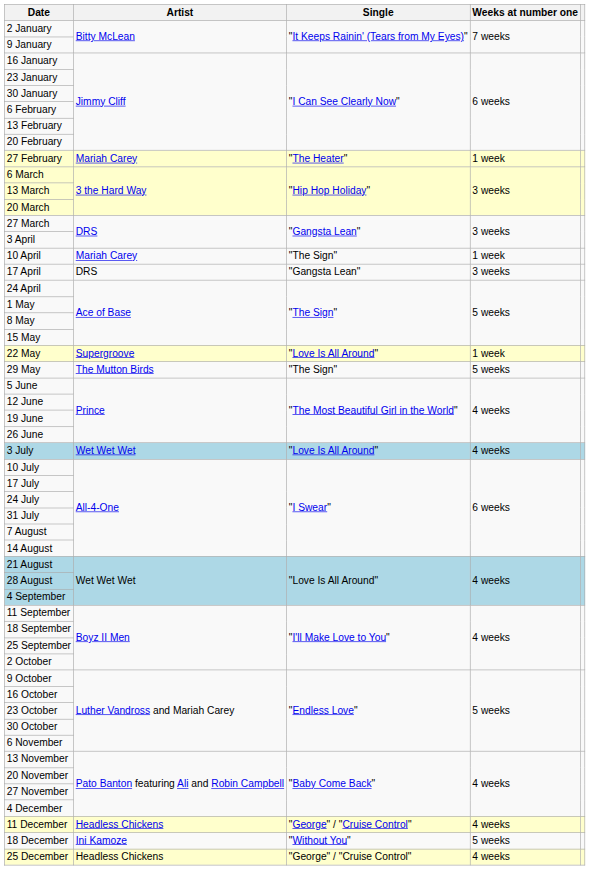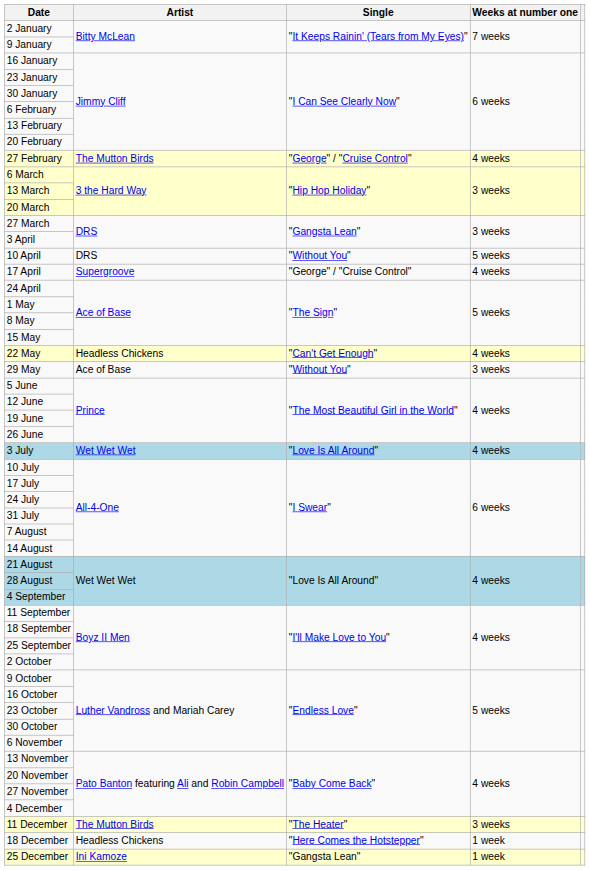(106, 158) Mariah Carey -> (115, 158) The Mutton Birds
(318, 158) "The Heater" -> (350, 158) "George" / "Cruise Control"
(489, 158) 1 week -> (491, 158) 4 weeks
(106, 256) Mariah Carey -> (87, 256) DRS
(313, 256) "The Sign" -> (320, 256) "Without You"
(489, 256) 1 week -> (491, 256) 5 weeks
(87, 272) DRS -> (105, 272) Supergroove
(325, 272) "Gangsta Lean" -> (350, 272) "George" / "Cruise Control"
(491, 272) 3 weeks -> (491, 272) 4 weeks
(105, 353) Supergroove -> (120, 353) Headless Chickens
(333, 353) "Love Is All Around" -> (333, 353) "Can't Get Enough"
(489, 353) 1 week -> (491, 353) 4 weeks
(115, 369) The Mutton Birds -> (103, 369) Ace of Base
(313, 369) "The Sign" -> (320, 369) "Without You"
(491, 369) 5 weeks -> (491, 369) 3 weeks
(120, 824) Headless Chickens -> (115, 824) The Mutton Birds
(350, 824) "George" / "Cruise Control" -> (318, 824) "The Heater"
(491, 824) 4 weeks -> (491, 824) 3 weeks
(101, 840) Ini Kamoze -> (120, 840) Headless Chickens
(320, 840) "Without You" -> (356, 840) "Here Comes the Hotstepper"
(491, 840) 5 weeks -> (489, 840) 1 week
(120, 857) Headless Chickens -> (101, 857) Ini Kamoze
(350, 857) "George" / "Cruise Control" -> (325, 857) "Gangsta Lean"
(491, 857) 4 weeks -> (489, 857) 1 week
